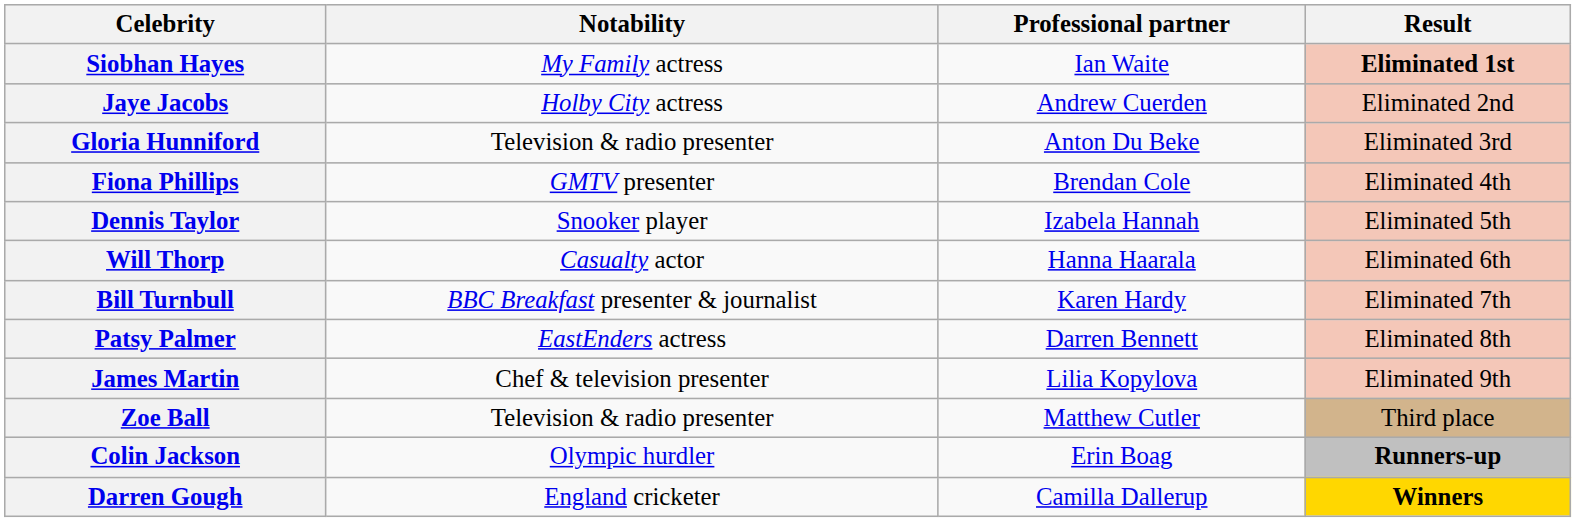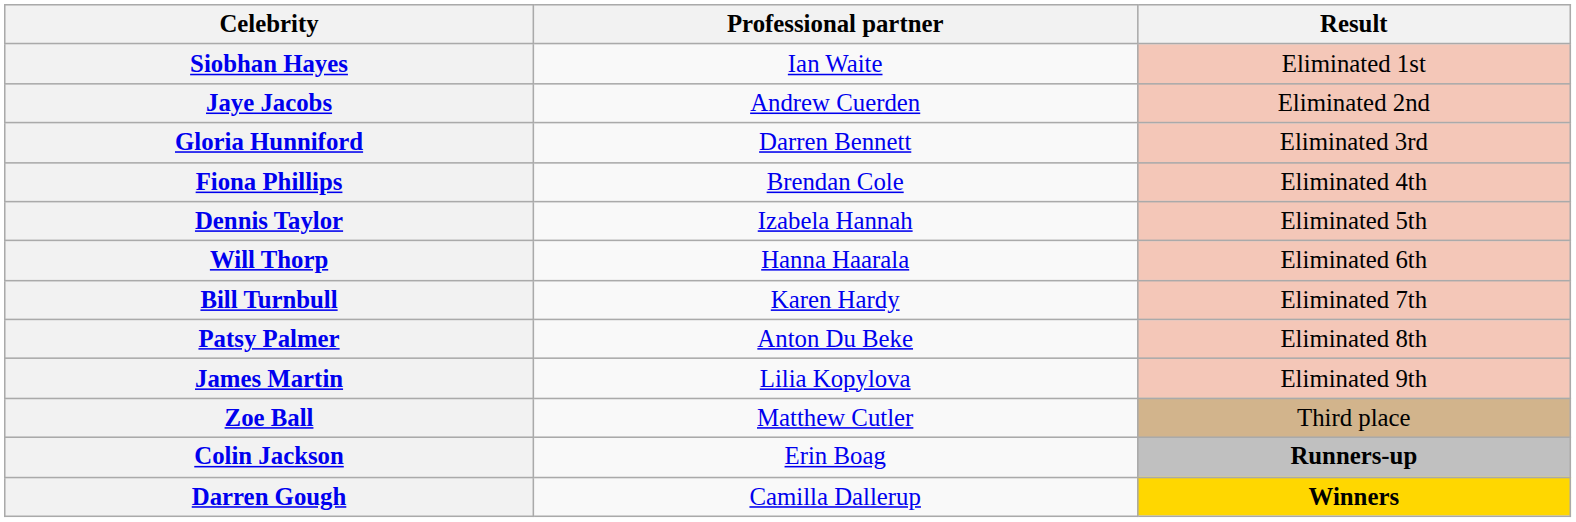- column: (632, 24)
(1438, 63) bold -> (1354, 63) normal
(1122, 142) Anton Du Beke -> (835, 142) Darren Bennett
(1122, 338) Darren Bennett -> (835, 338) Anton Du Beke
